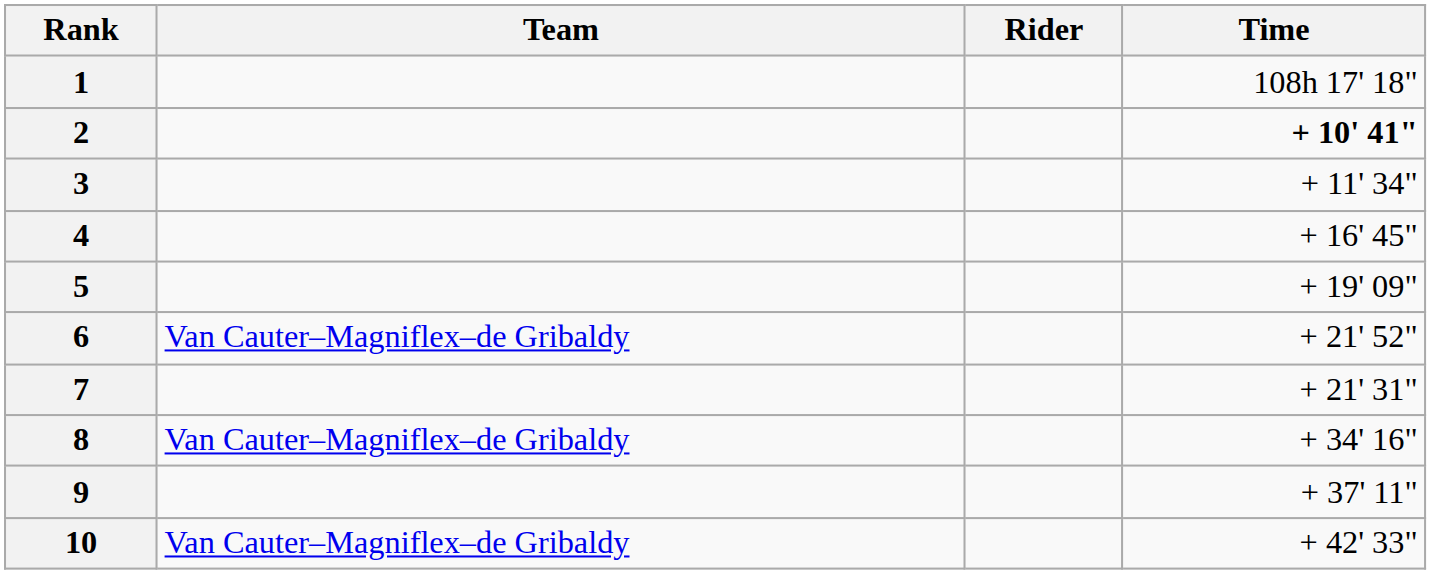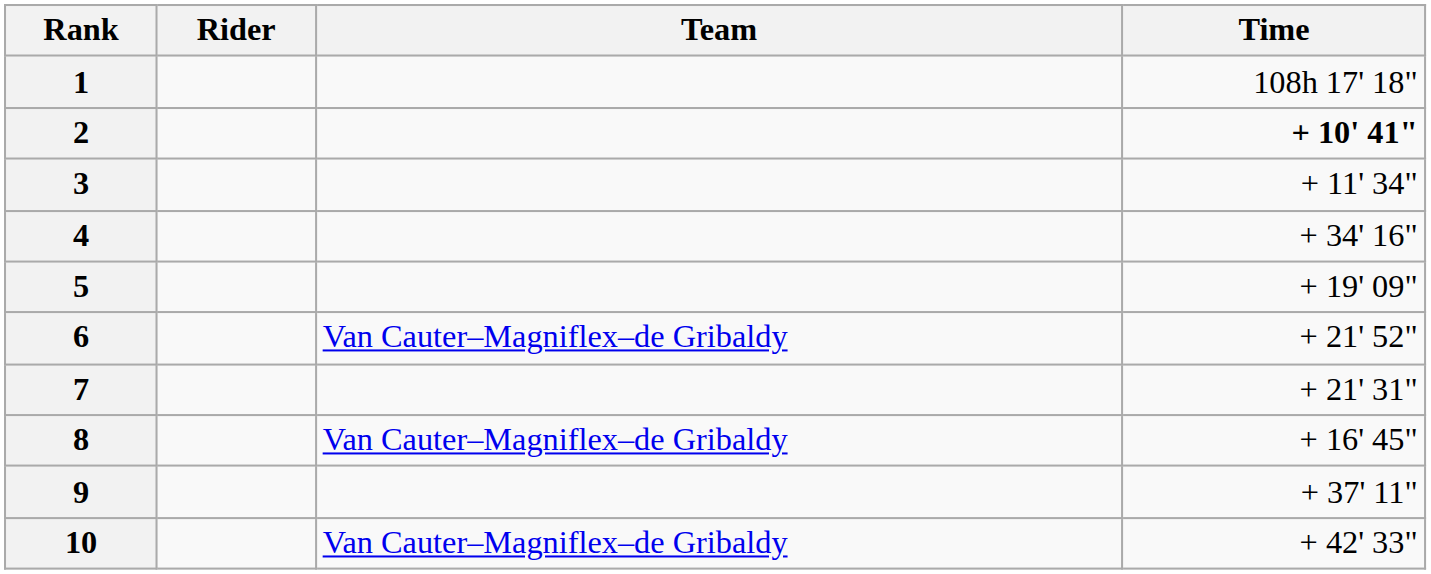columns swapped: (1044, 30) <-> (561, 30)
(1359, 235) + 16' 45" -> (1359, 235) + 34' 16"
(1359, 440) + 34' 16" -> (1359, 440) + 16' 45"
